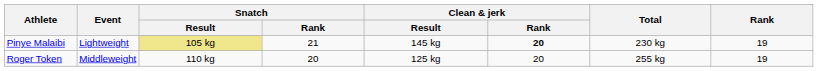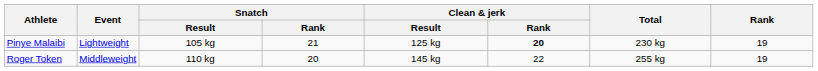(200, 43) khaki background -> (200, 43) no background
(426, 43) 145 kg -> (426, 43) 125 kg
(426, 59) 125 kg -> (426, 59) 145 kg
(538, 59) 20 -> (538, 59) 22
